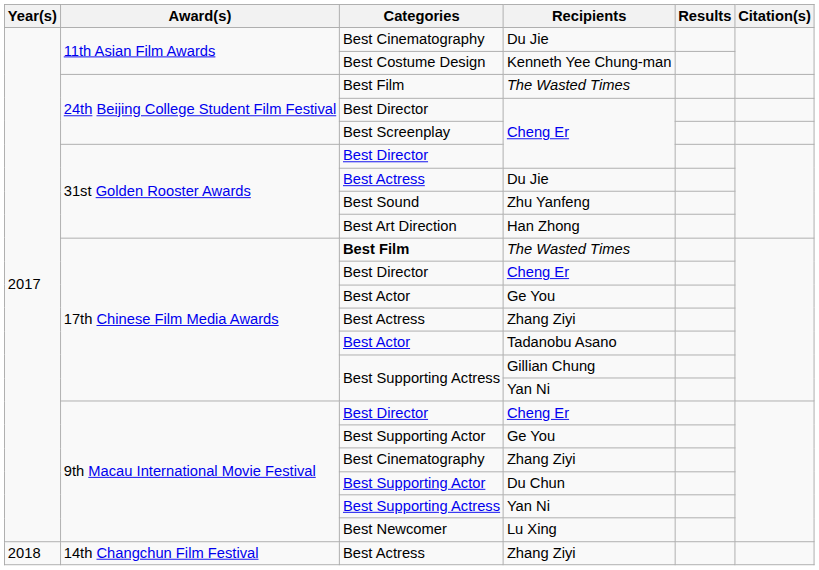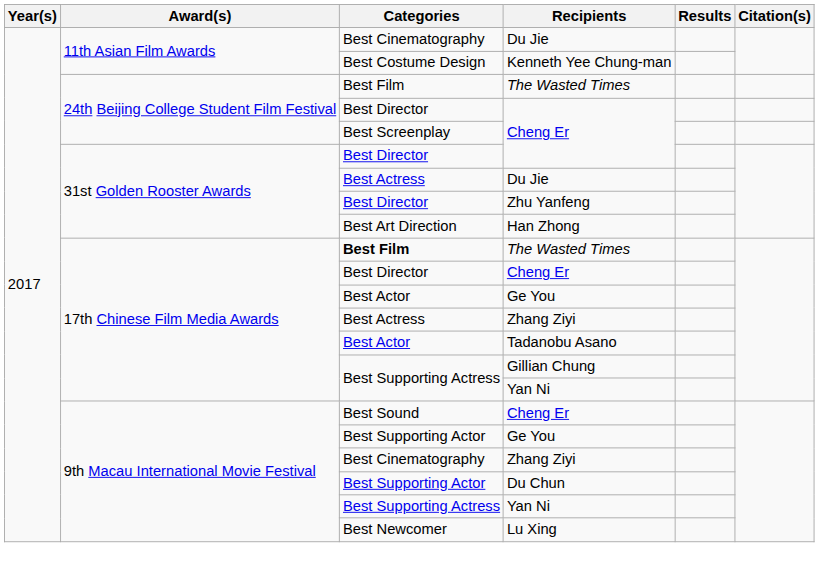(381, 202) Best Sound -> (386, 202) Best Director
(386, 413) Best Director -> (381, 413) Best Sound
- row: (161, 553)
